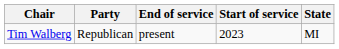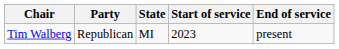columns swapped: (318, 14) <-> (176, 14)
